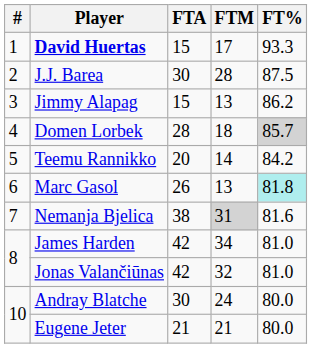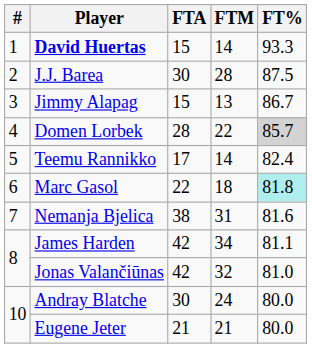(223, 46) 17 -> (223, 46) 14
(278, 103) 86.2 -> (278, 103) 86.7
(223, 131) 18 -> (223, 131) 22
(181, 159) 20 -> (181, 159) 17
(278, 159) 84.2 -> (278, 159) 82.4
(181, 187) 26 -> (181, 187) 22
(223, 187) 13 -> (223, 187) 18
(223, 215) lightgrey background -> (223, 215) no background
(278, 243) 81.0 -> (278, 243) 81.1
